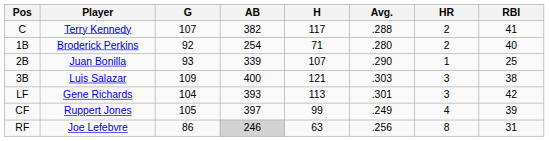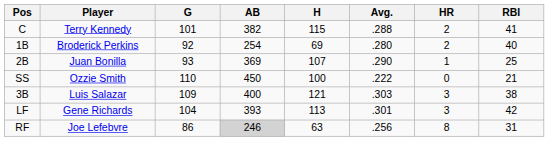(188, 29) 107 -> (188, 29) 101
(317, 29) 117 -> (317, 29) 115
(317, 45) 71 -> (317, 45) 69
(252, 62) 339 -> (252, 62) 369
+ row: (22, 78)
- row: (22, 111)
